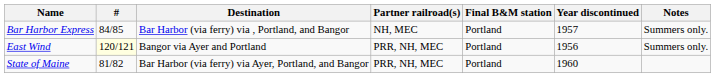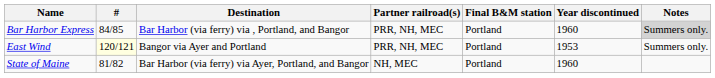(396, 30) NH, MEC -> (408, 30) PRR, NH, MEC
(567, 30) 1957 -> (567, 30) 1960
(676, 30) no background -> (676, 30) lightgrey background
(567, 47) 1956 -> (567, 47) 1953
(408, 64) PRR, NH, MEC -> (396, 64) NH, MEC
